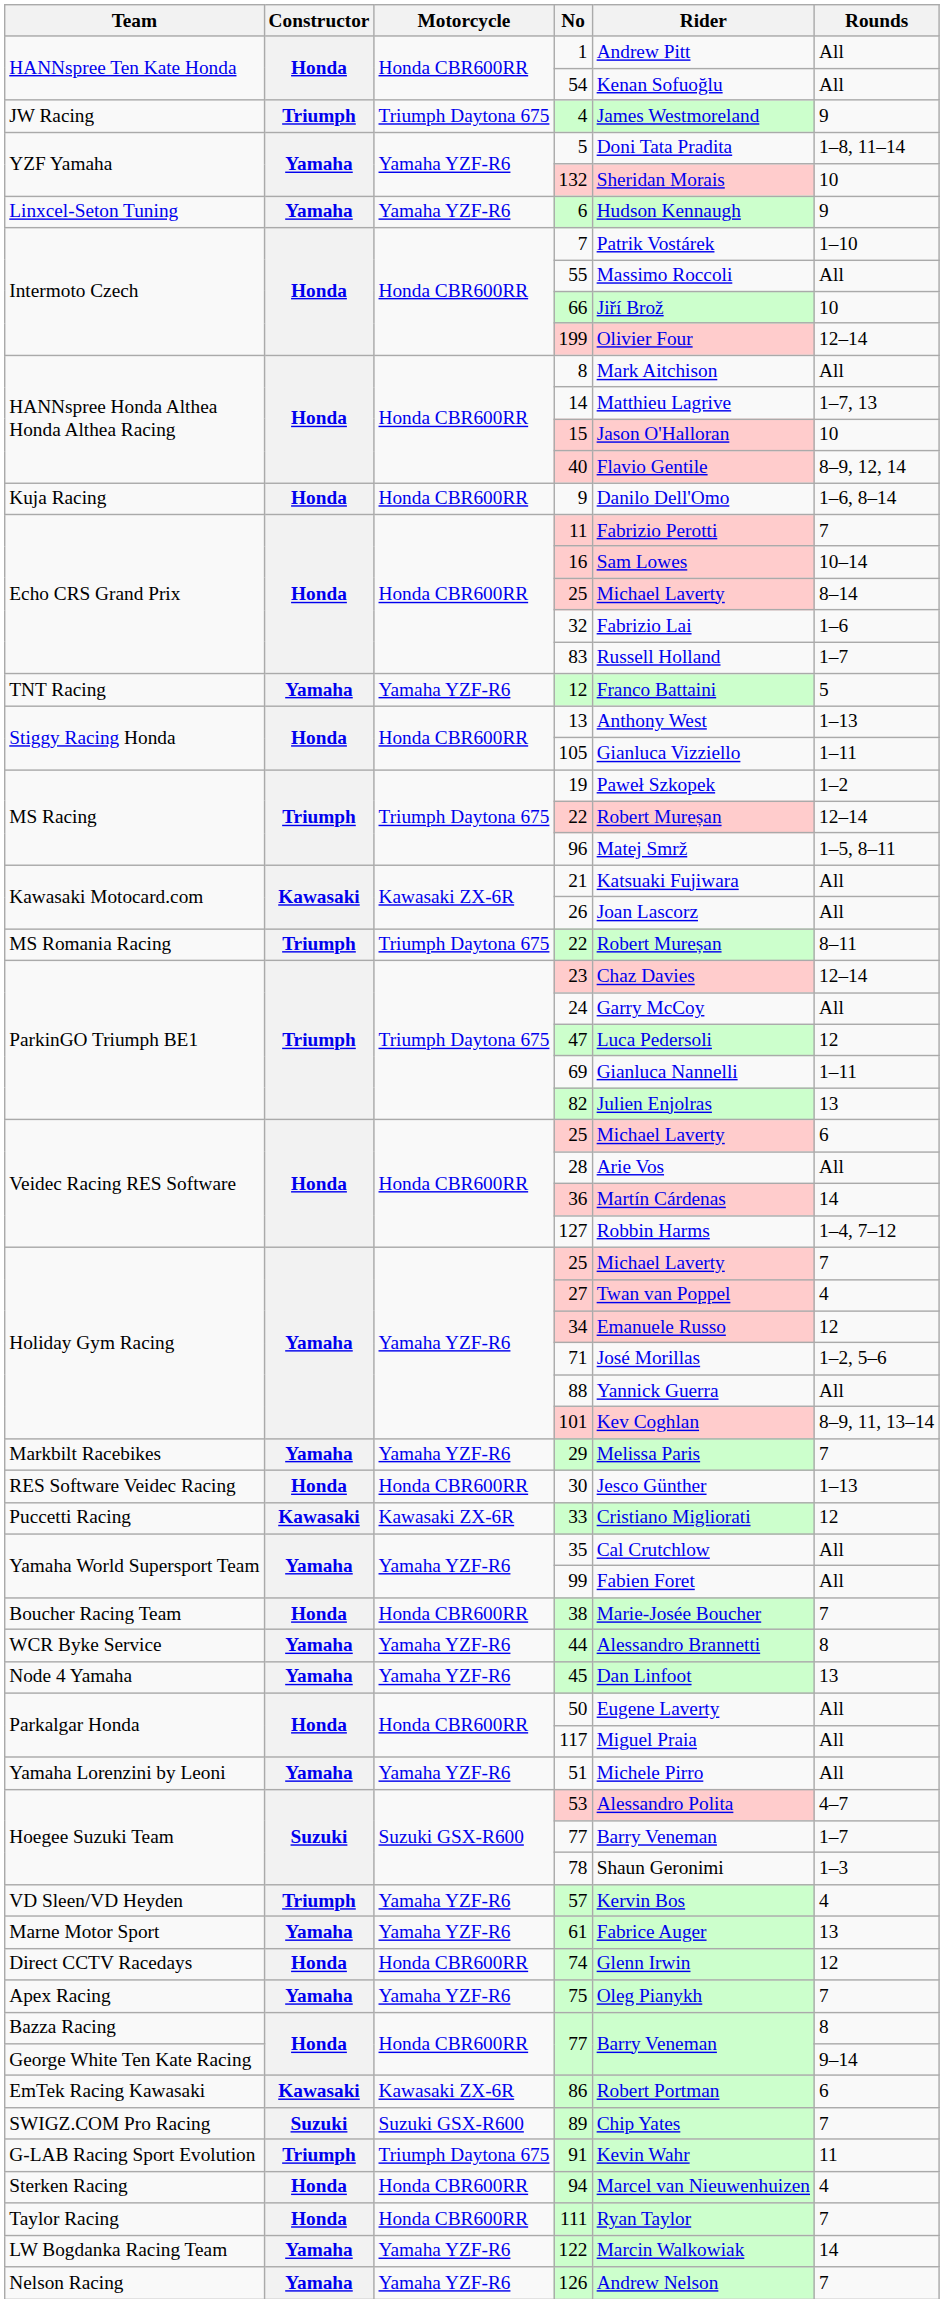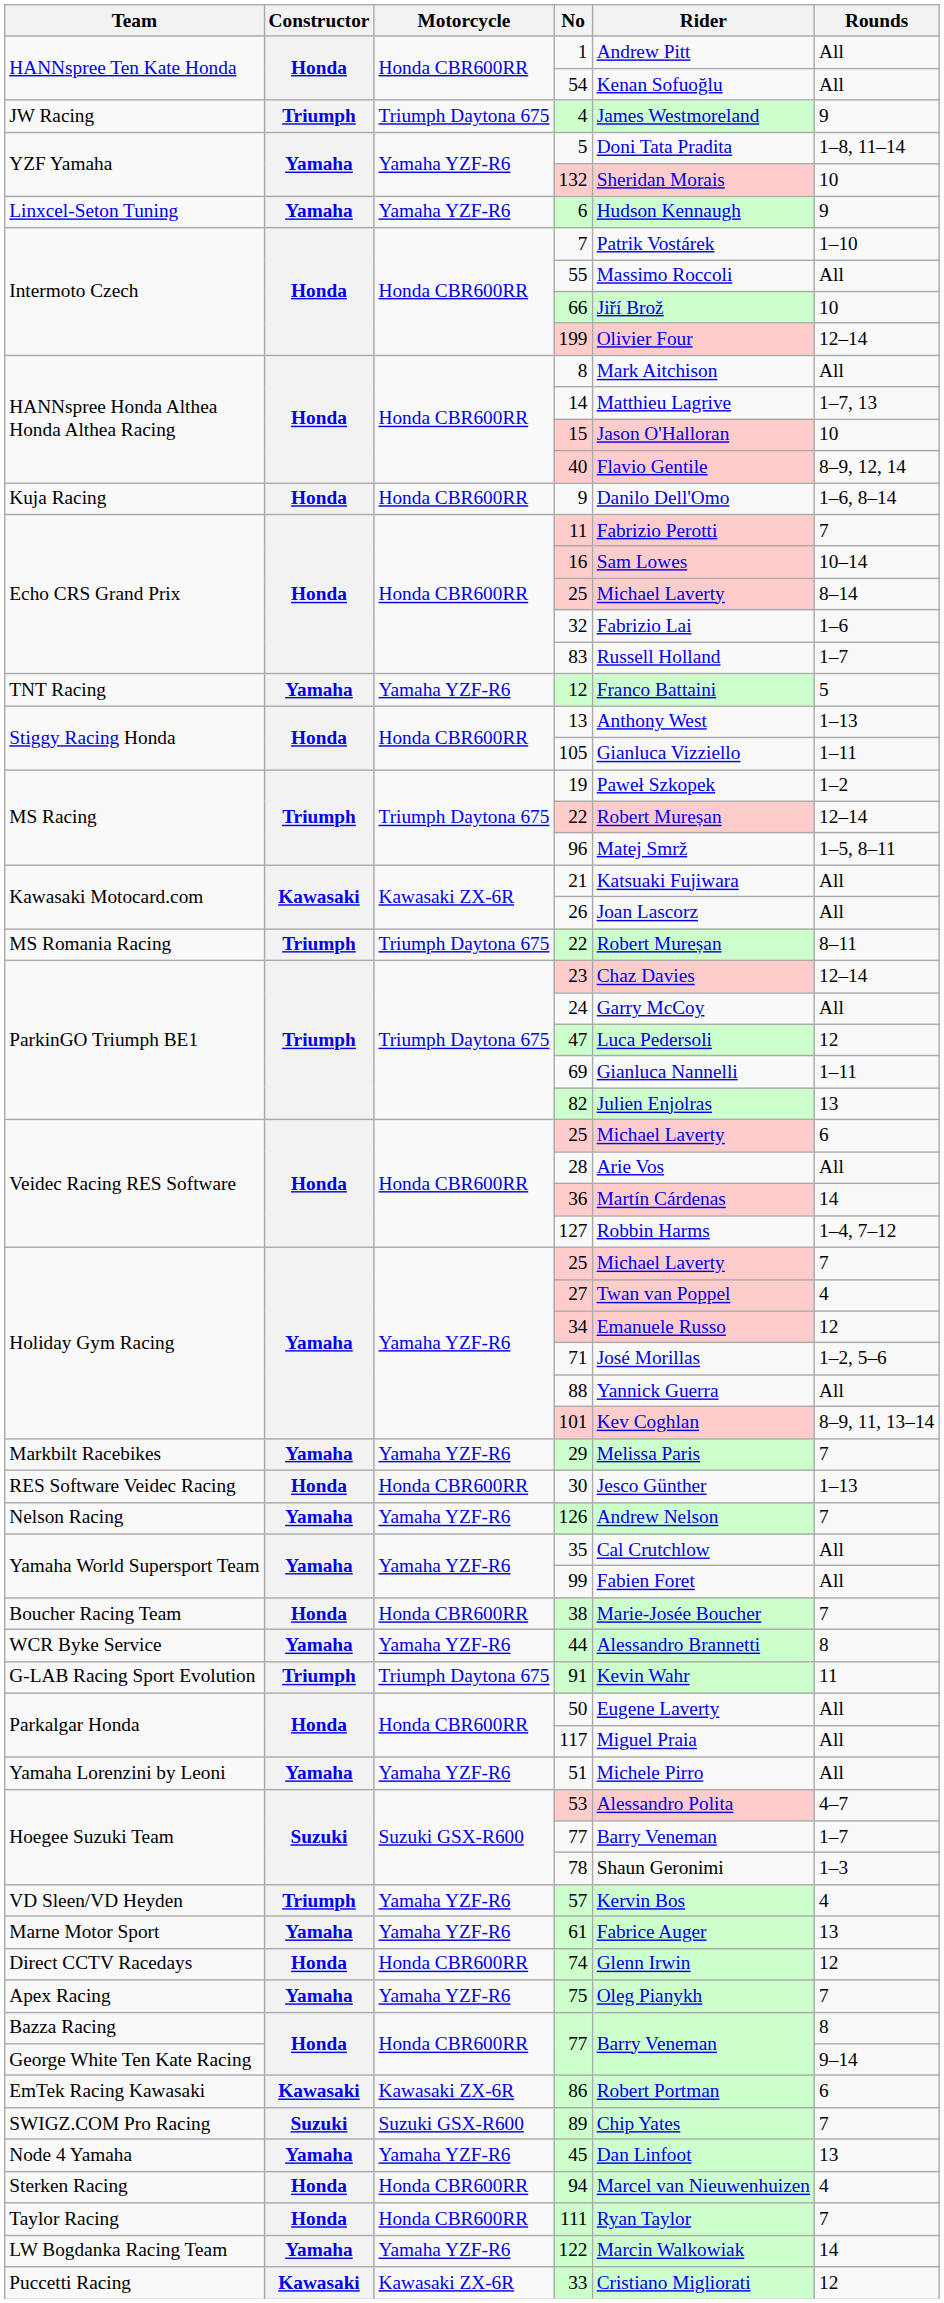rows swapped: (70, 1517) <-> (66, 2282)
rows swapped: (71, 1676) <-> (132, 2154)
